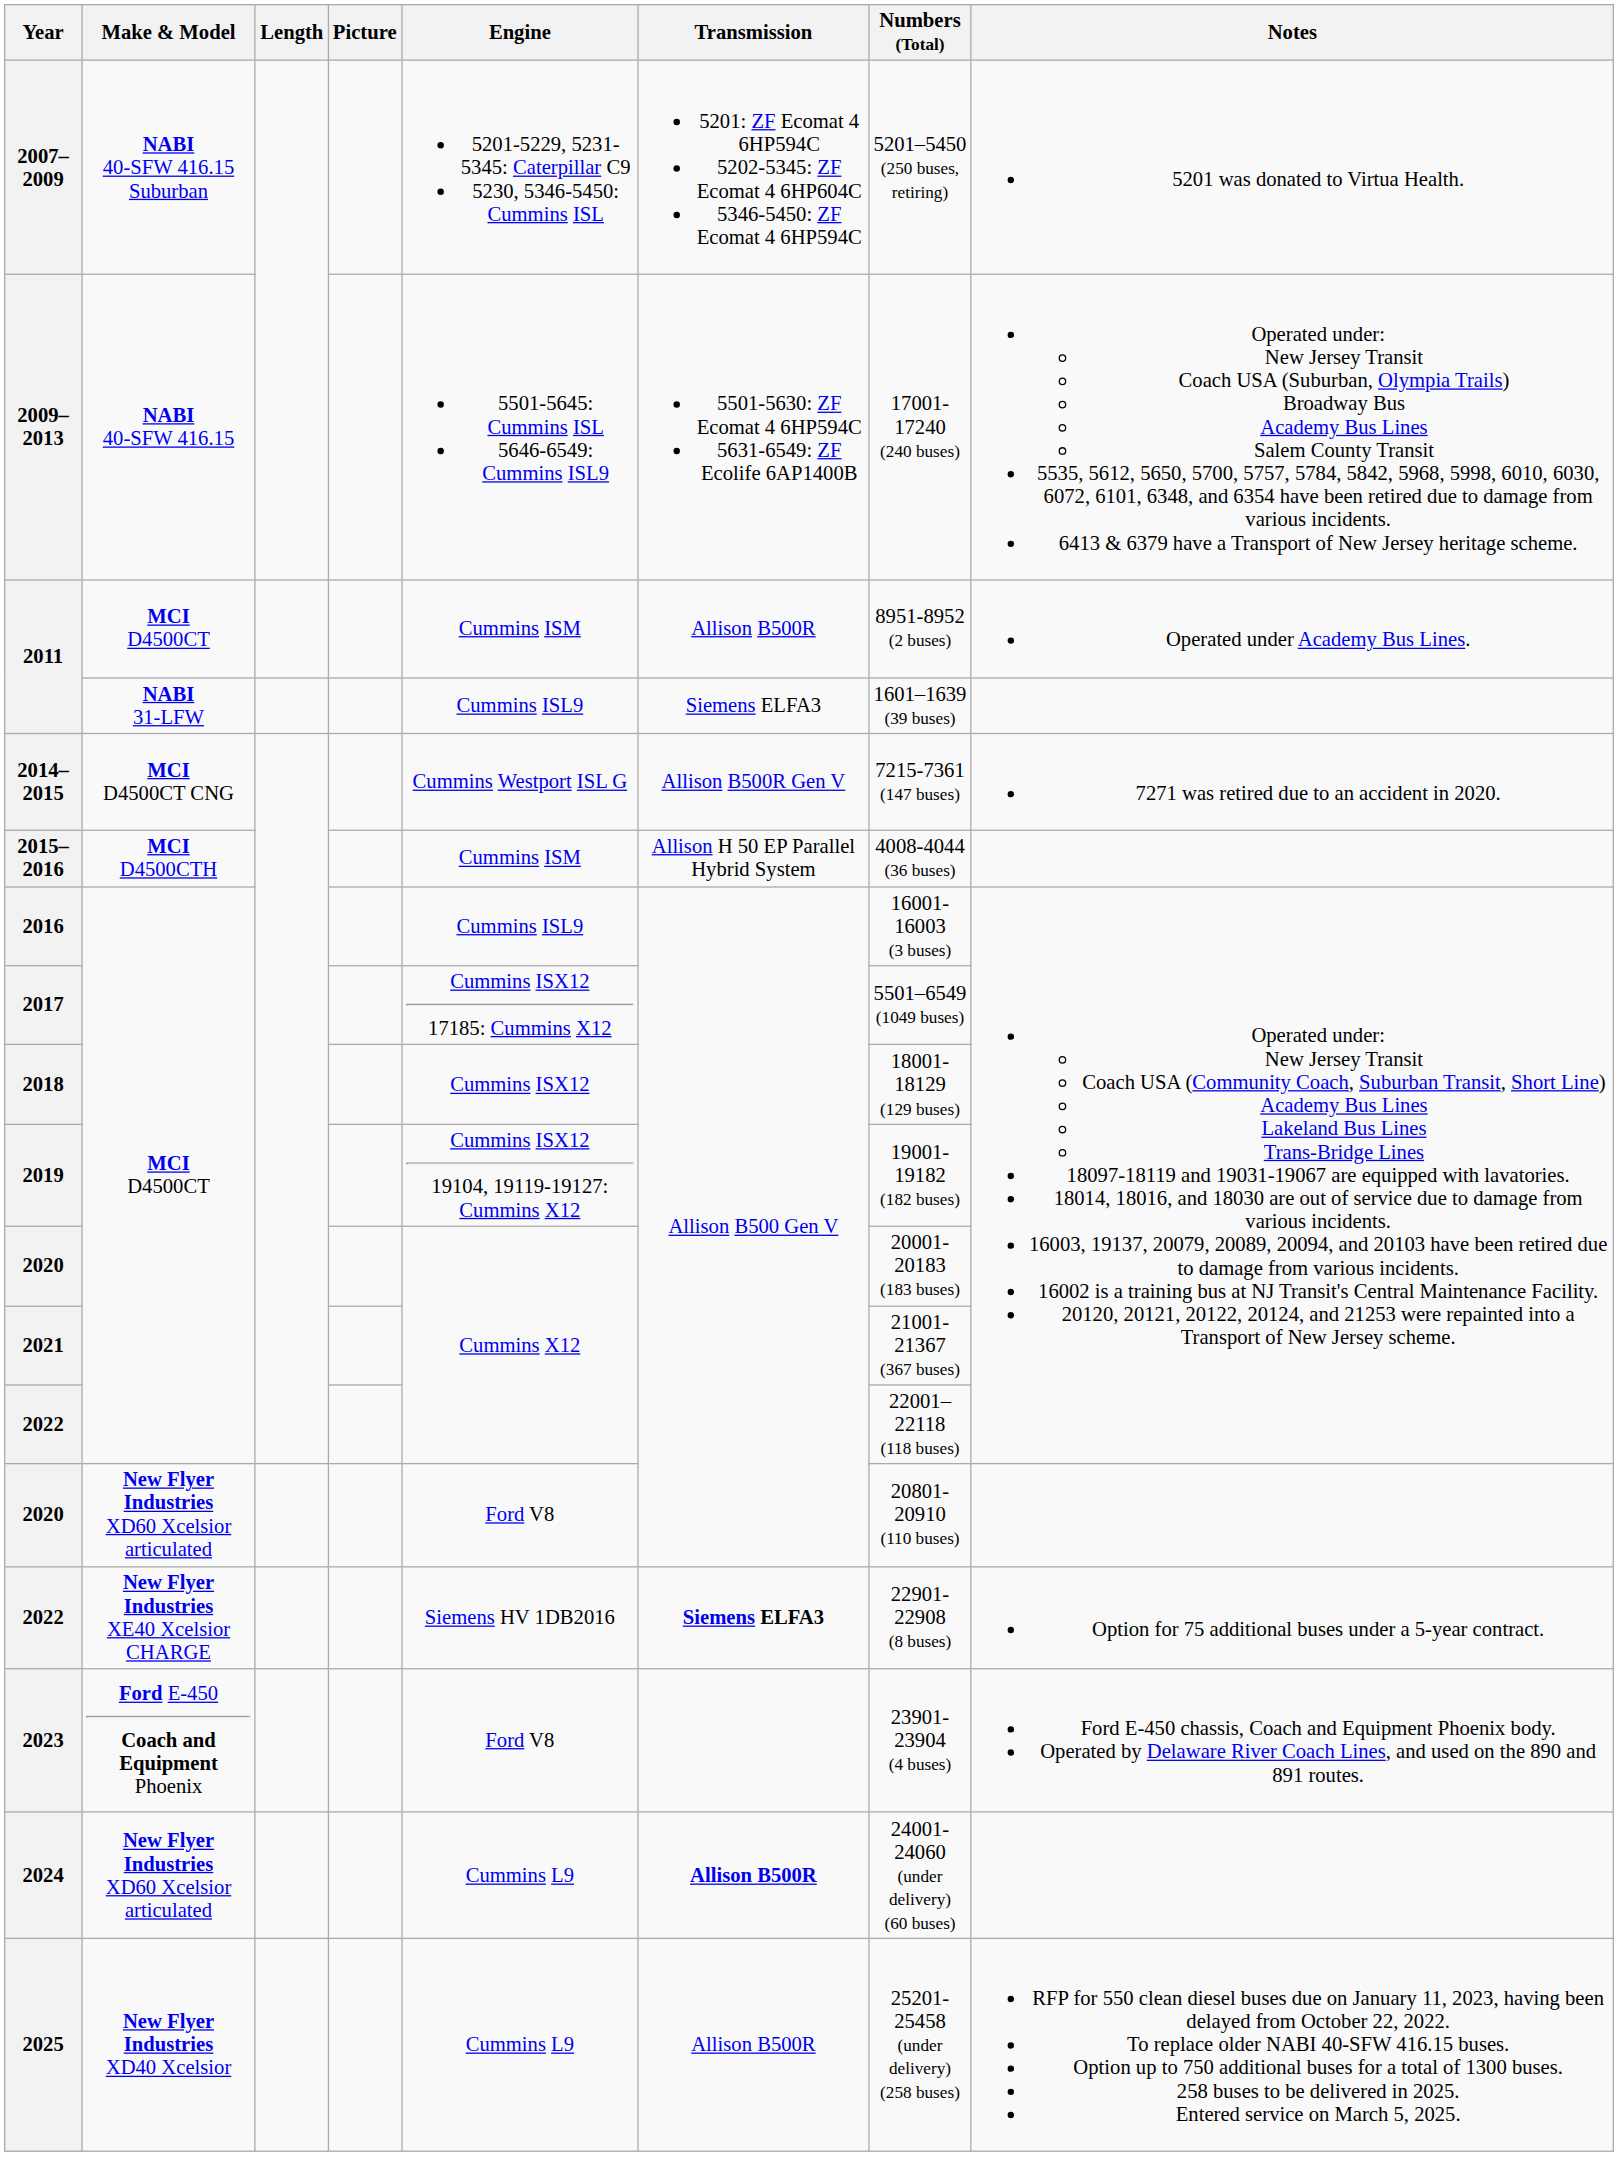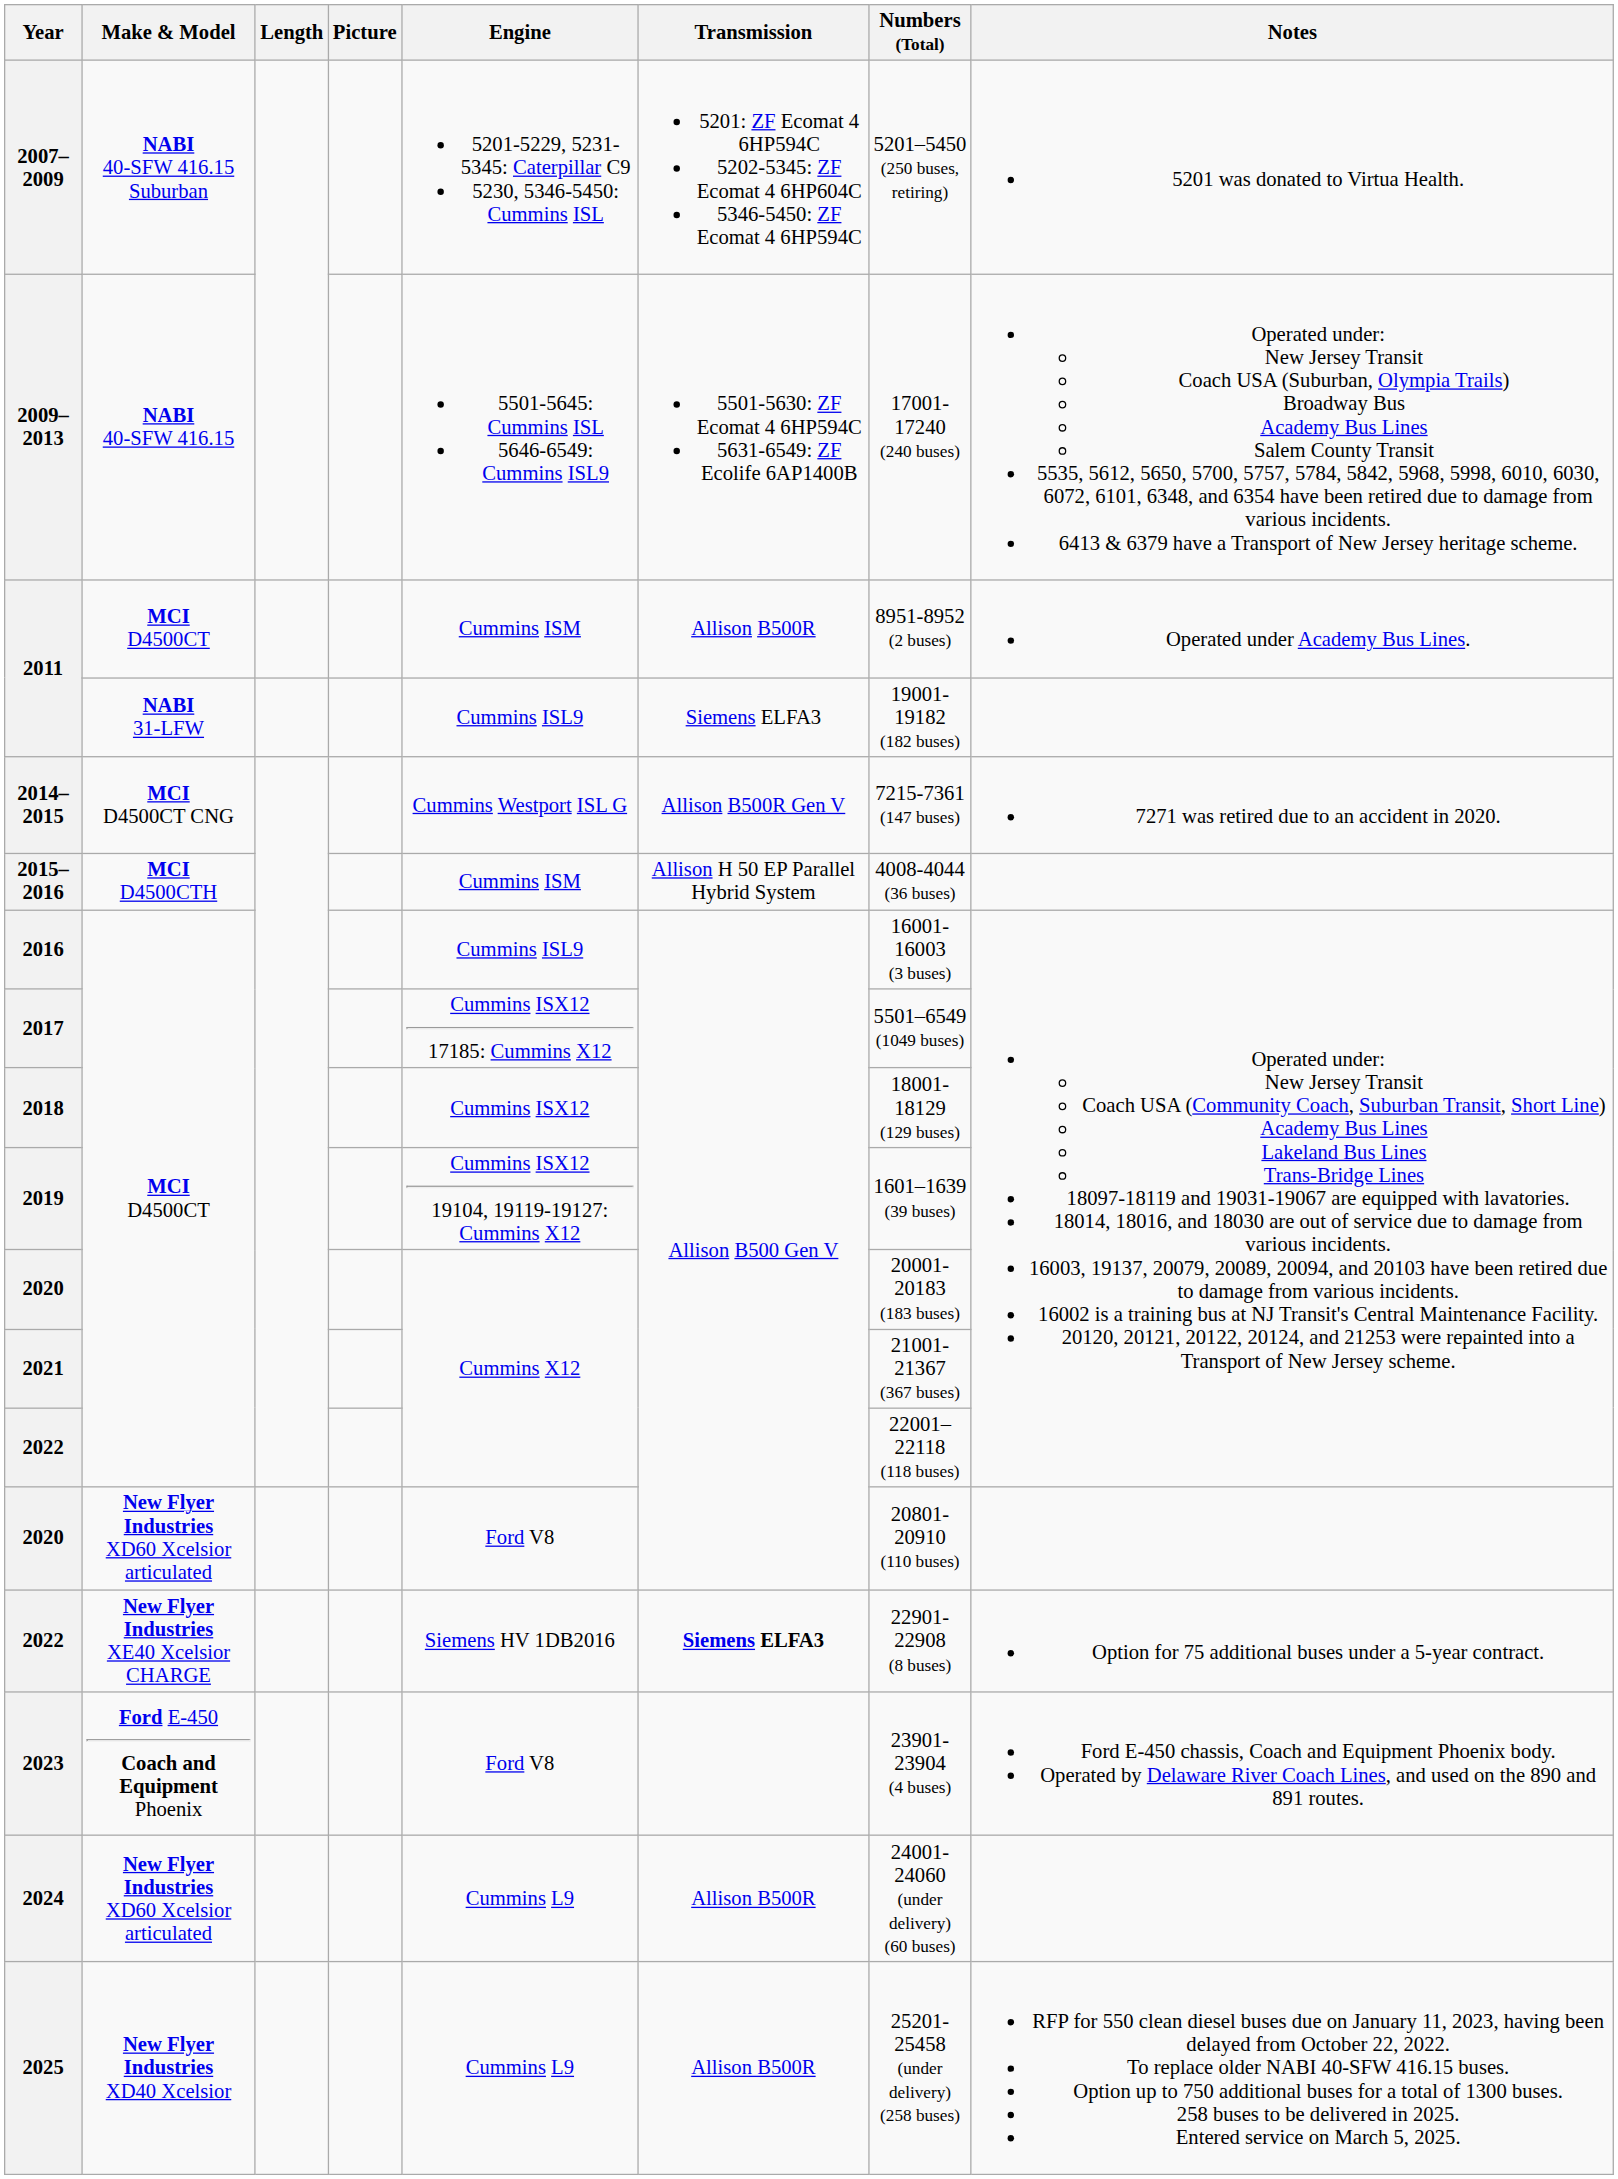(920, 705) 1601–1639 (39 buses) -> (920, 716) 19001-19182 (182 buses)
(920, 1175) 19001-19182 (182 buses) -> (920, 1198) 1601–1639 (39 buses)
(753, 1875) bold -> (753, 1898) normal
